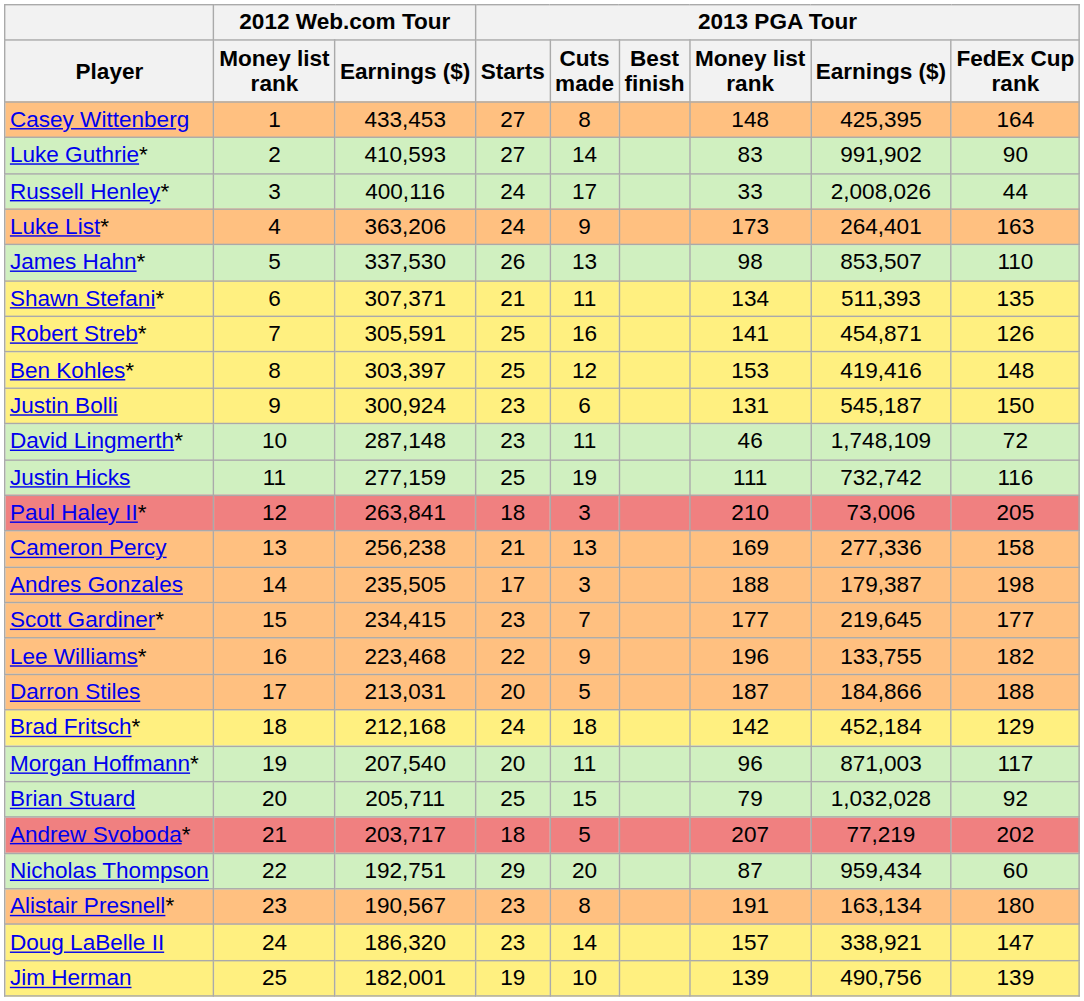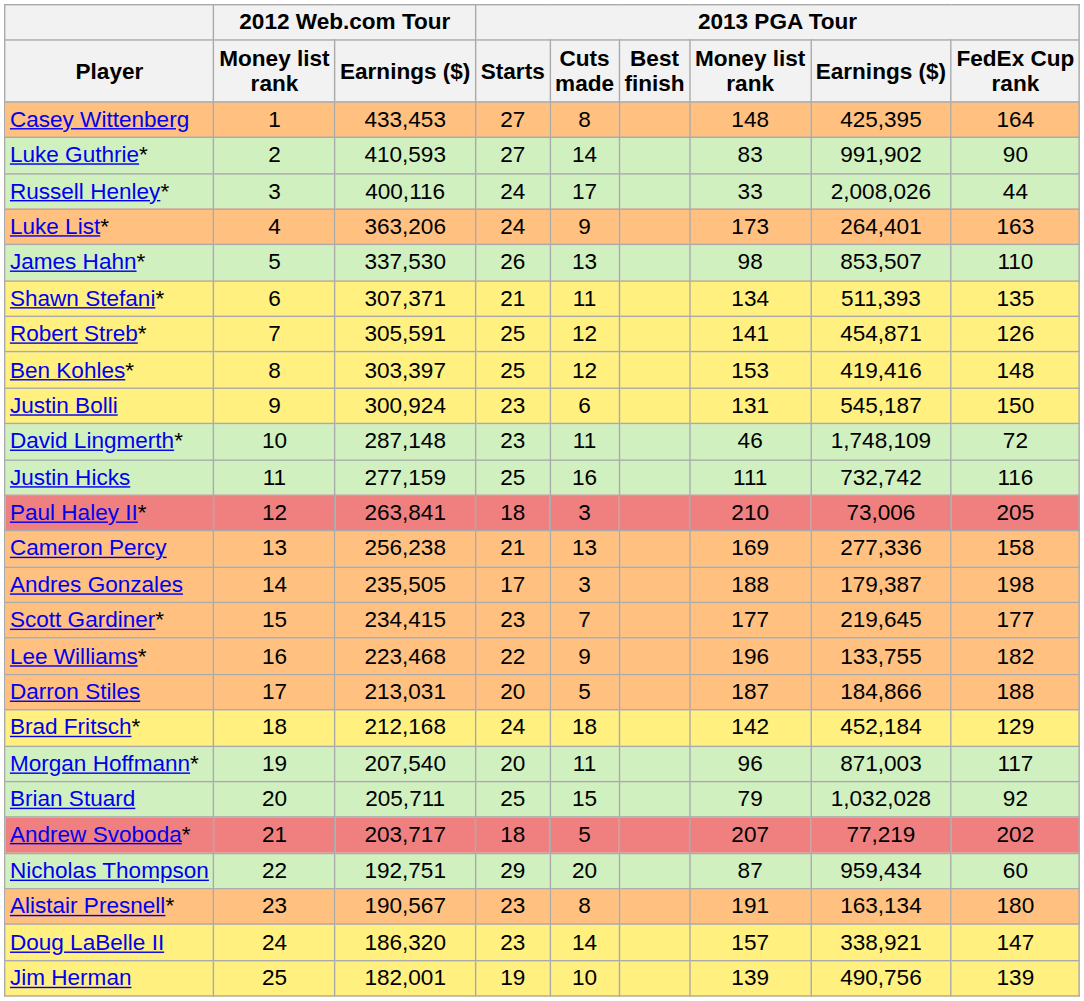(585, 333) 16 -> (585, 333) 12
(585, 477) 19 -> (585, 477) 16
